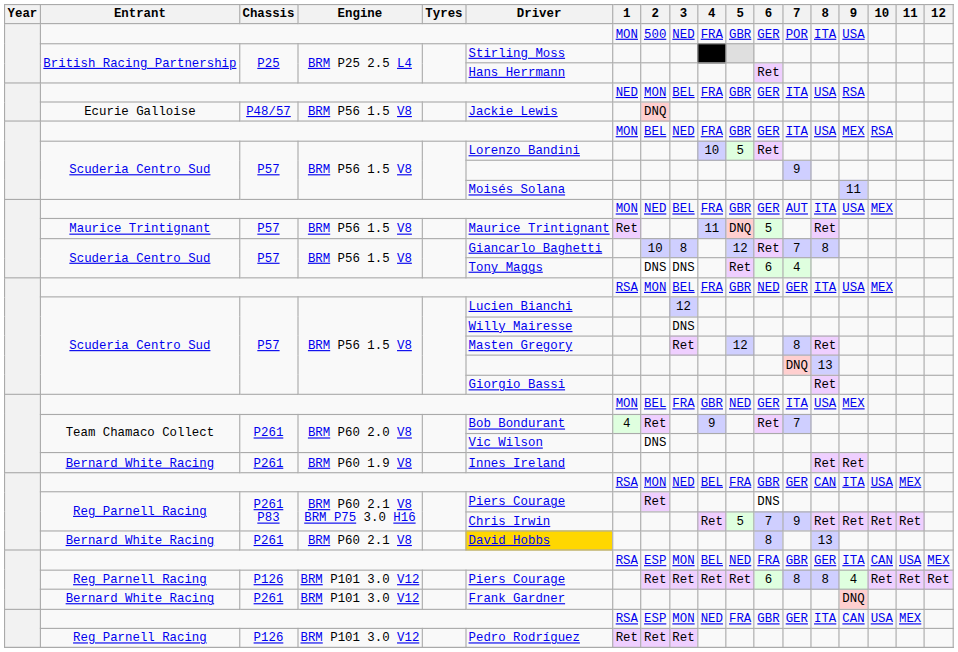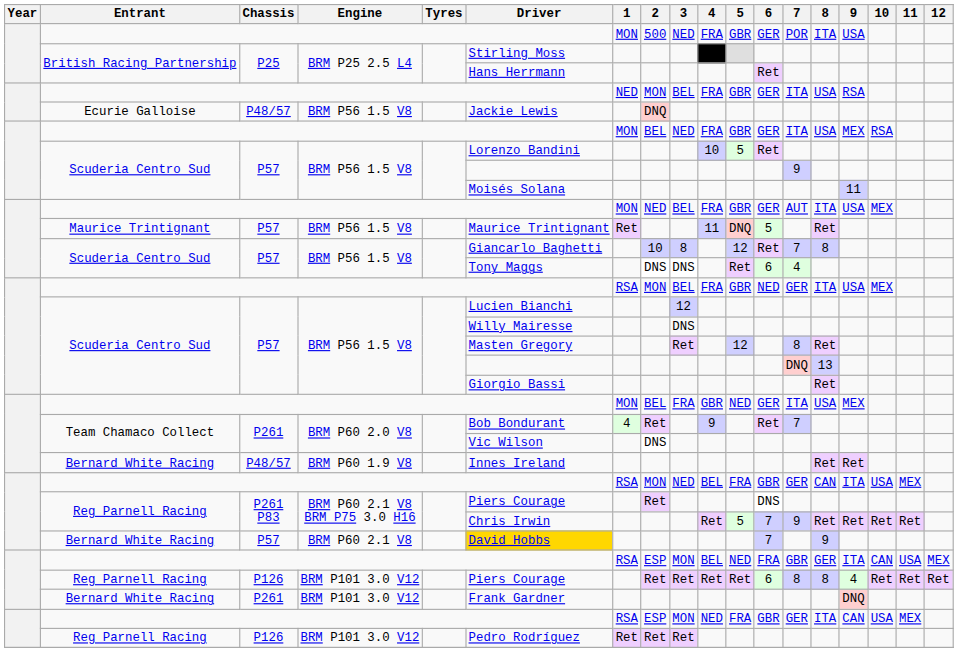(268, 463) P261 -> (268, 463) P48/57
(268, 541) P261 -> (268, 541) P57
(768, 541) 8 -> (768, 541) 7
(825, 541) 13 -> (825, 541) 9
